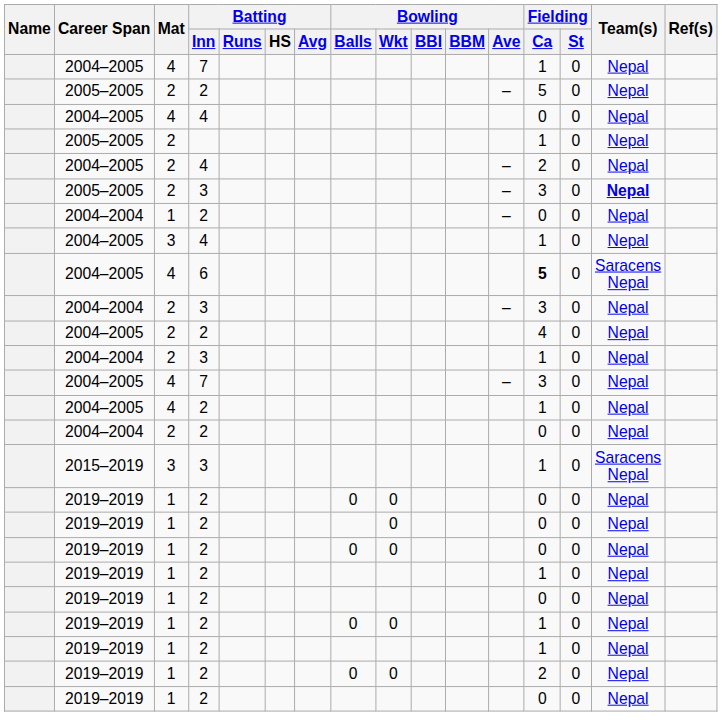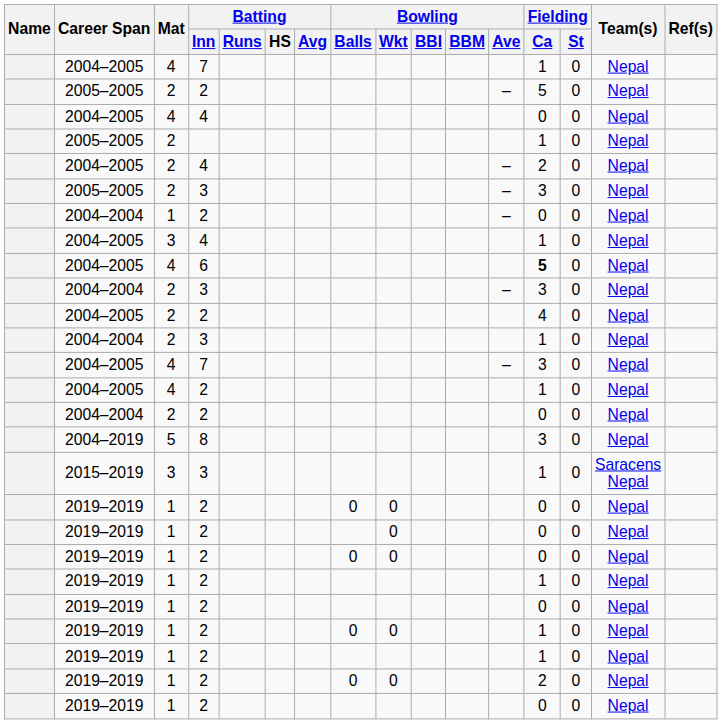(628, 191) bold -> (628, 191) normal
(628, 274) Saracens Nepal -> (628, 265) Nepal
+ row: (104, 439)
